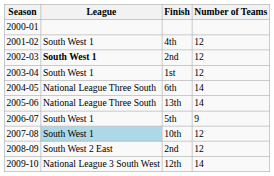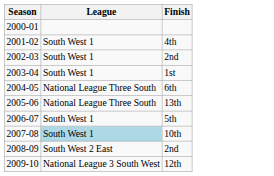- column: (231, 12)
(70, 57) bold -> (68, 57) normal
